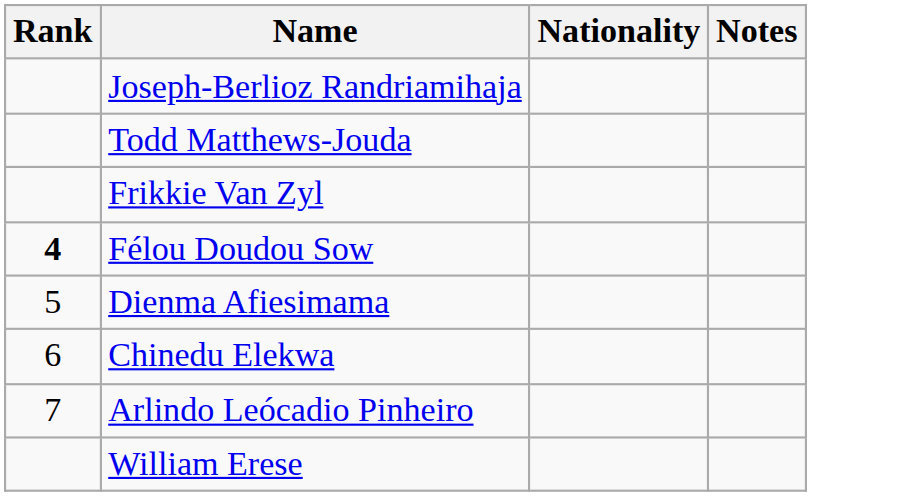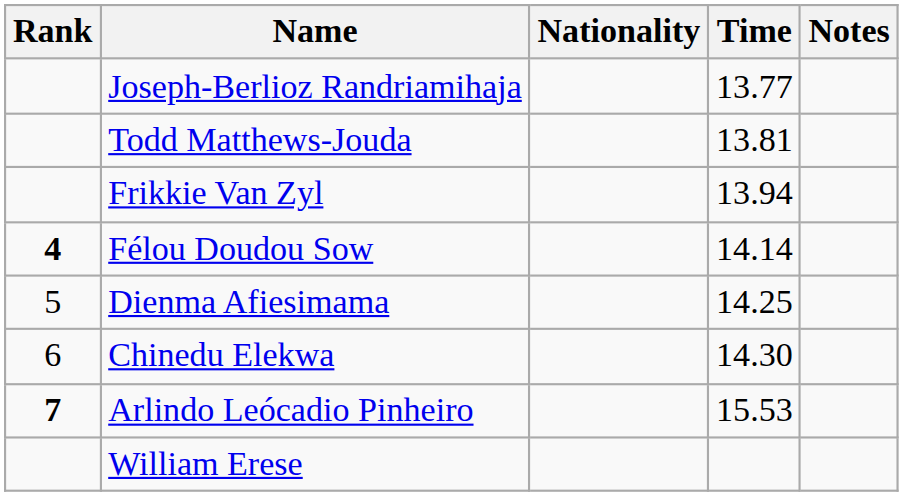+ column: (754, 31)
(53, 409) normal -> (53, 409) bold
